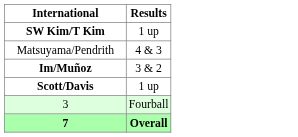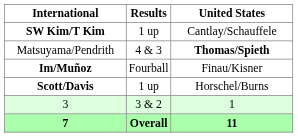+ column: (232, 13)
(149, 68) 3 & 2 -> (149, 68) Fourball
(149, 104) Fourball -> (149, 104) 3 & 2
